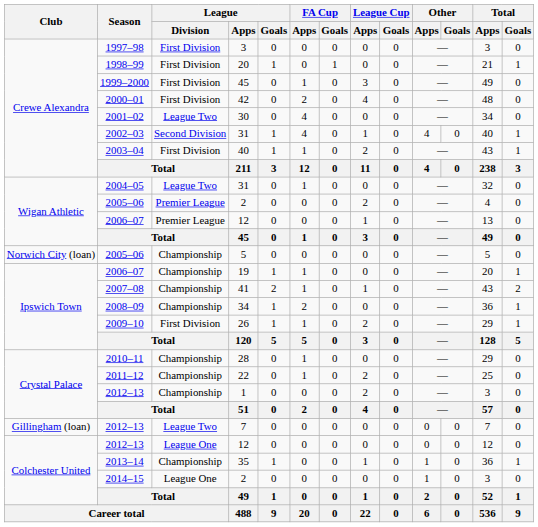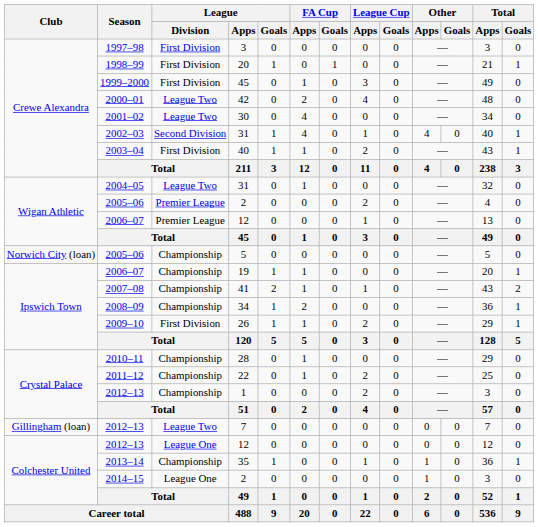(190, 99) First Division -> (190, 99) League Two
